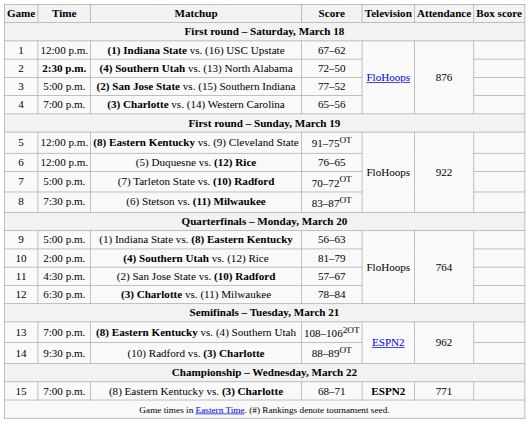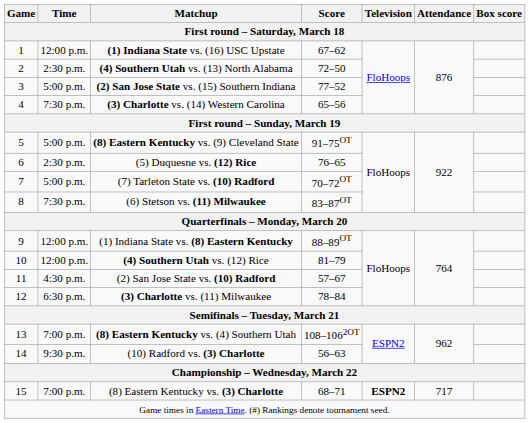(64, 68) bold -> (64, 68) normal
(64, 105) 7:00 p.m. -> (64, 105) 7:30 p.m.
(64, 143) 12:00 p.m. -> (64, 143) 5:00 p.m.
(64, 162) 12:00 p.m. -> (64, 162) 2:30 p.m.
(64, 240) 5:00 p.m. -> (64, 241) 12:00 p.m.
(332, 240) 56–63 -> (332, 241) 88–89OT
(64, 258) 2:00 p.m. -> (64, 260) 12:00 p.m.
(332, 353) 88–89OT -> (332, 354) 56–63
(444, 390) 771 -> (444, 390) 717
